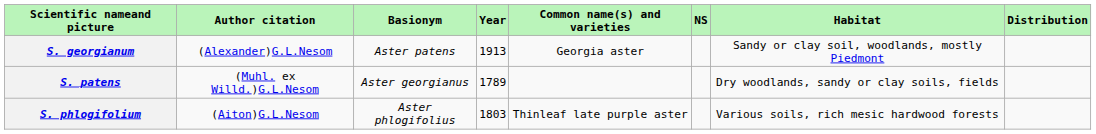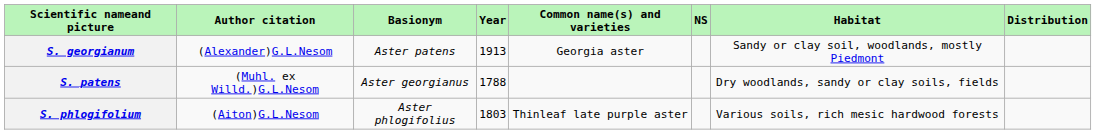(493, 82) 1789 -> (493, 82) 1788
